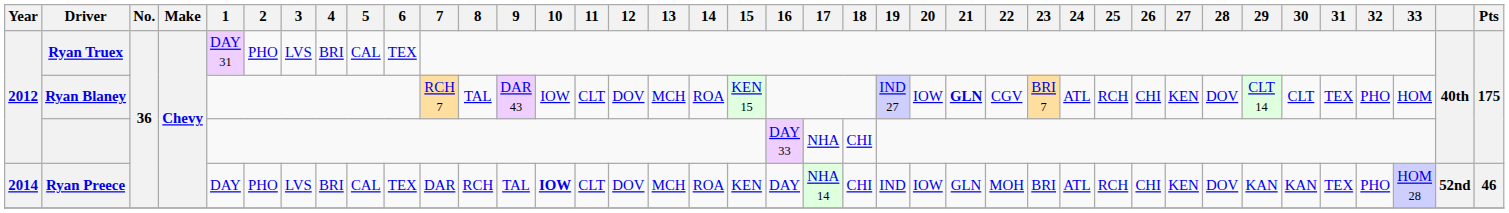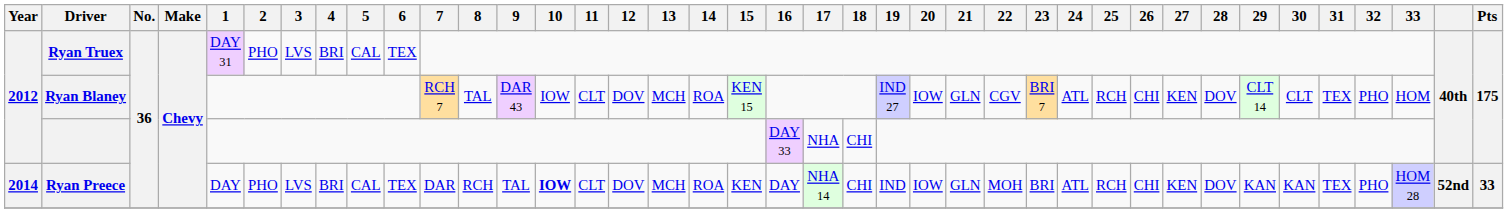(966, 96) bold -> (965, 96) normal
(1489, 185) 46 -> (1487, 185) 33
